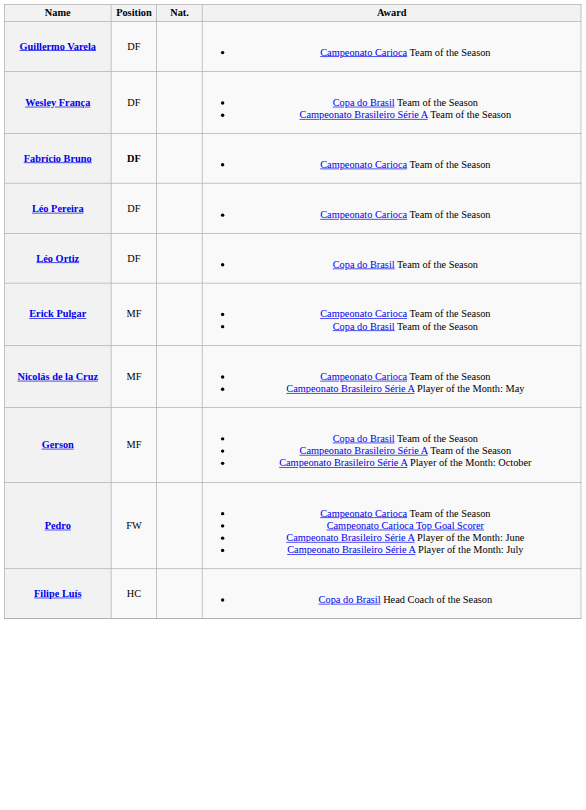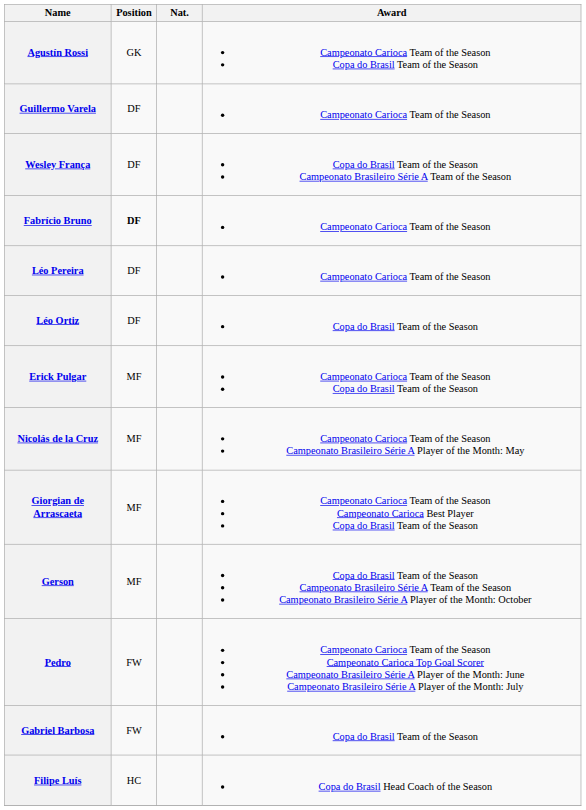+ row: (58, 52)
+ row: (58, 507)
+ row: (58, 730)
